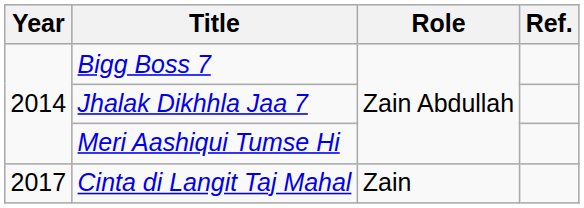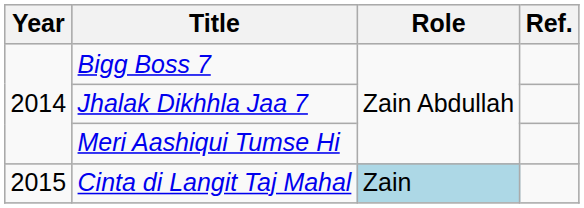(38, 182) 2017 -> (38, 182) 2015
(387, 182) no background -> (387, 182) lightblue background
